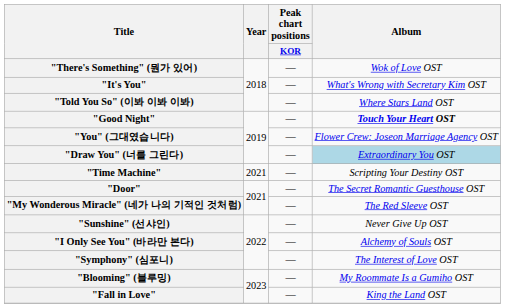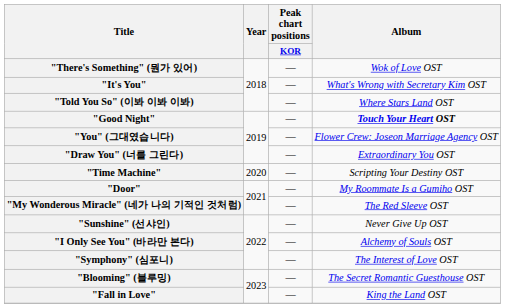(406, 155) lightblue background -> (406, 155) no background
(256, 172) 2021 -> (256, 172) 2020
(406, 188) The Secret Romantic Guesthouse OST -> (406, 188) My Roommate Is a Gumiho OST
(406, 278) My Roommate Is a Gumiho OST -> (406, 278) The Secret Romantic Guesthouse OST
